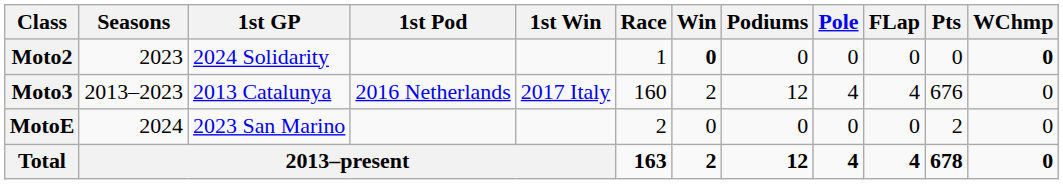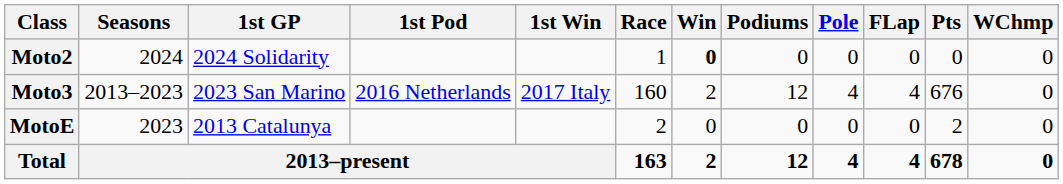(161, 56) 2023 -> (161, 56) 2024
(1048, 56) bold -> (1048, 56) normal
(262, 91) 2013 Catalunya -> (269, 91) 2023 San Marino
(161, 126) 2024 -> (161, 126) 2023
(269, 126) 2023 San Marino -> (262, 126) 2013 Catalunya
